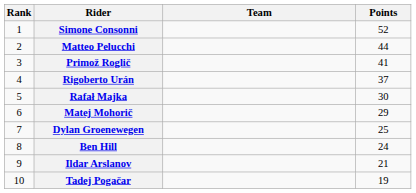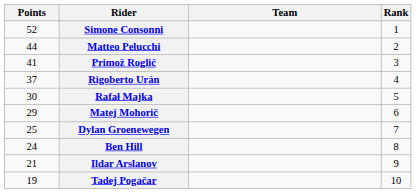columns swapped: (19, 12) <-> (383, 12)
